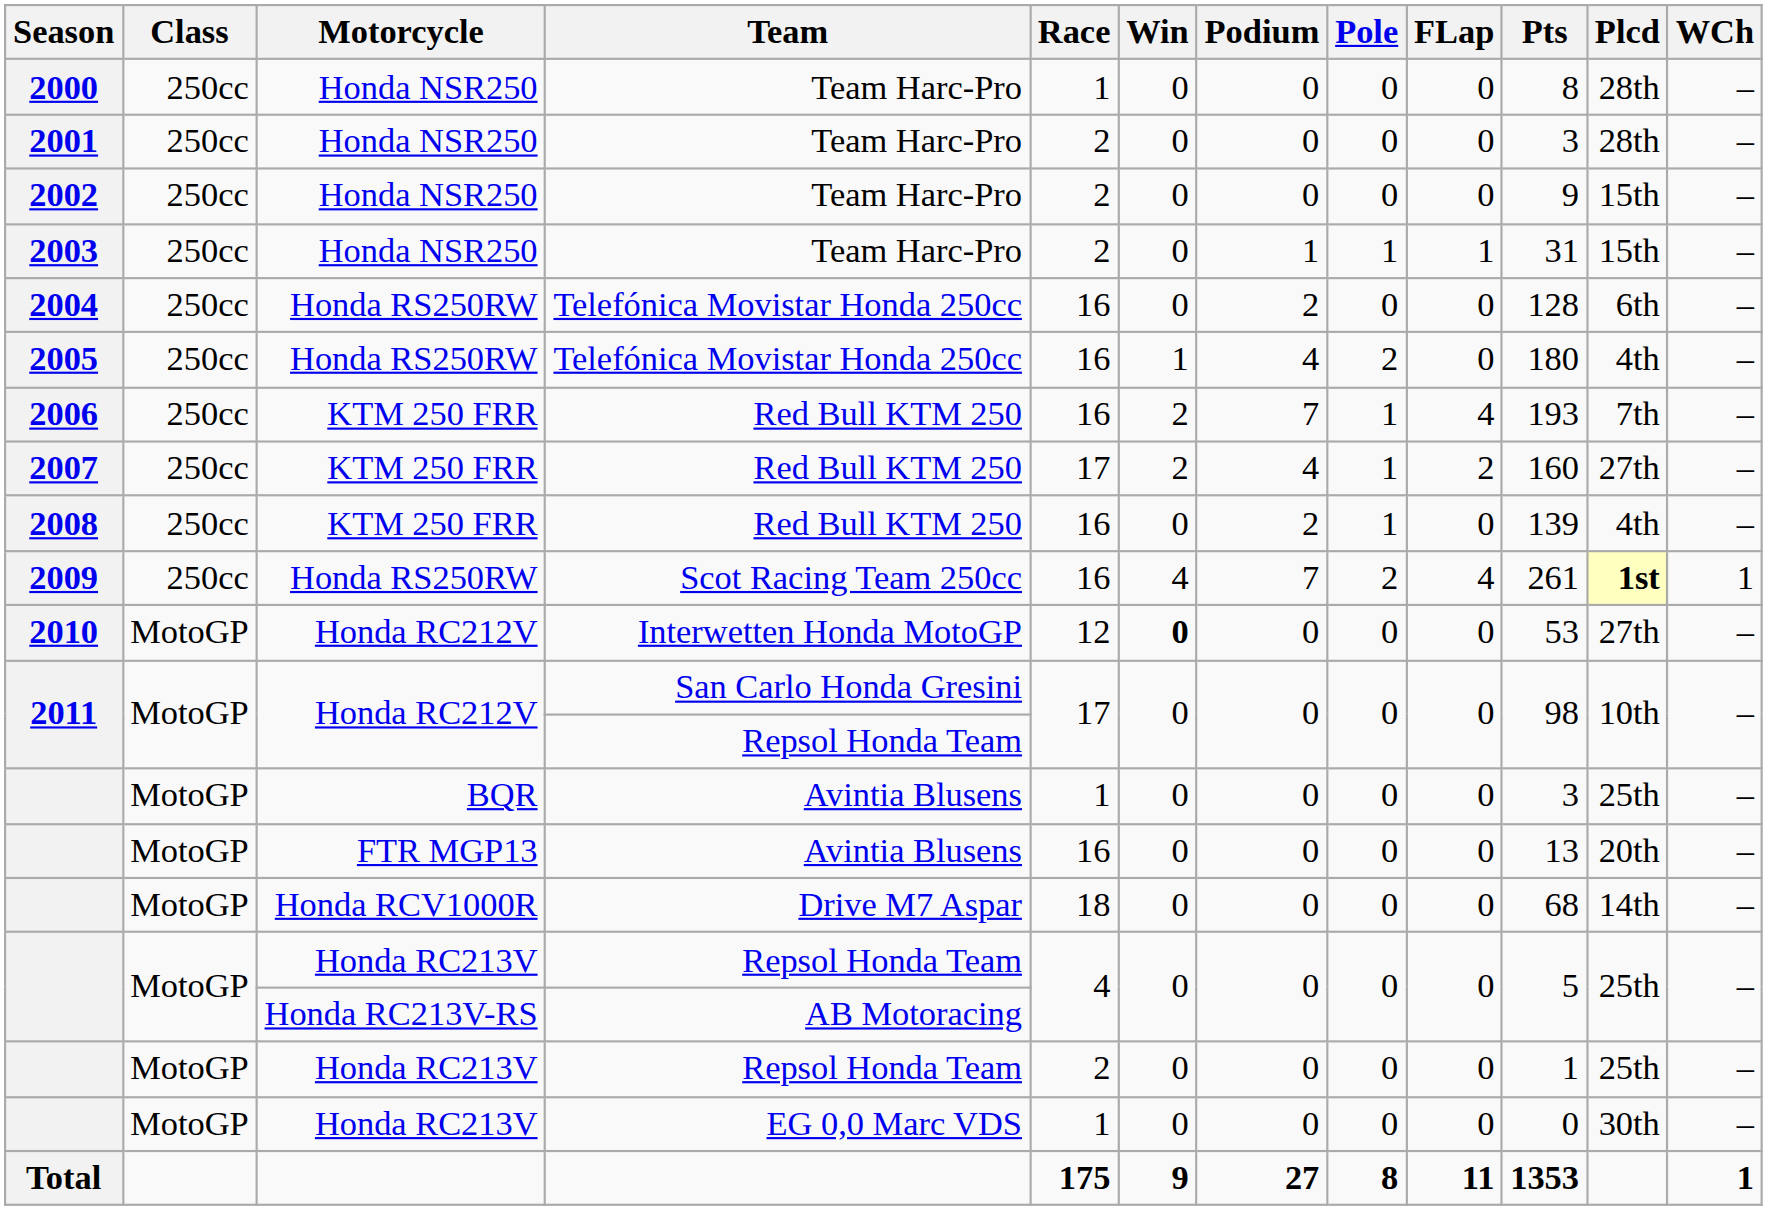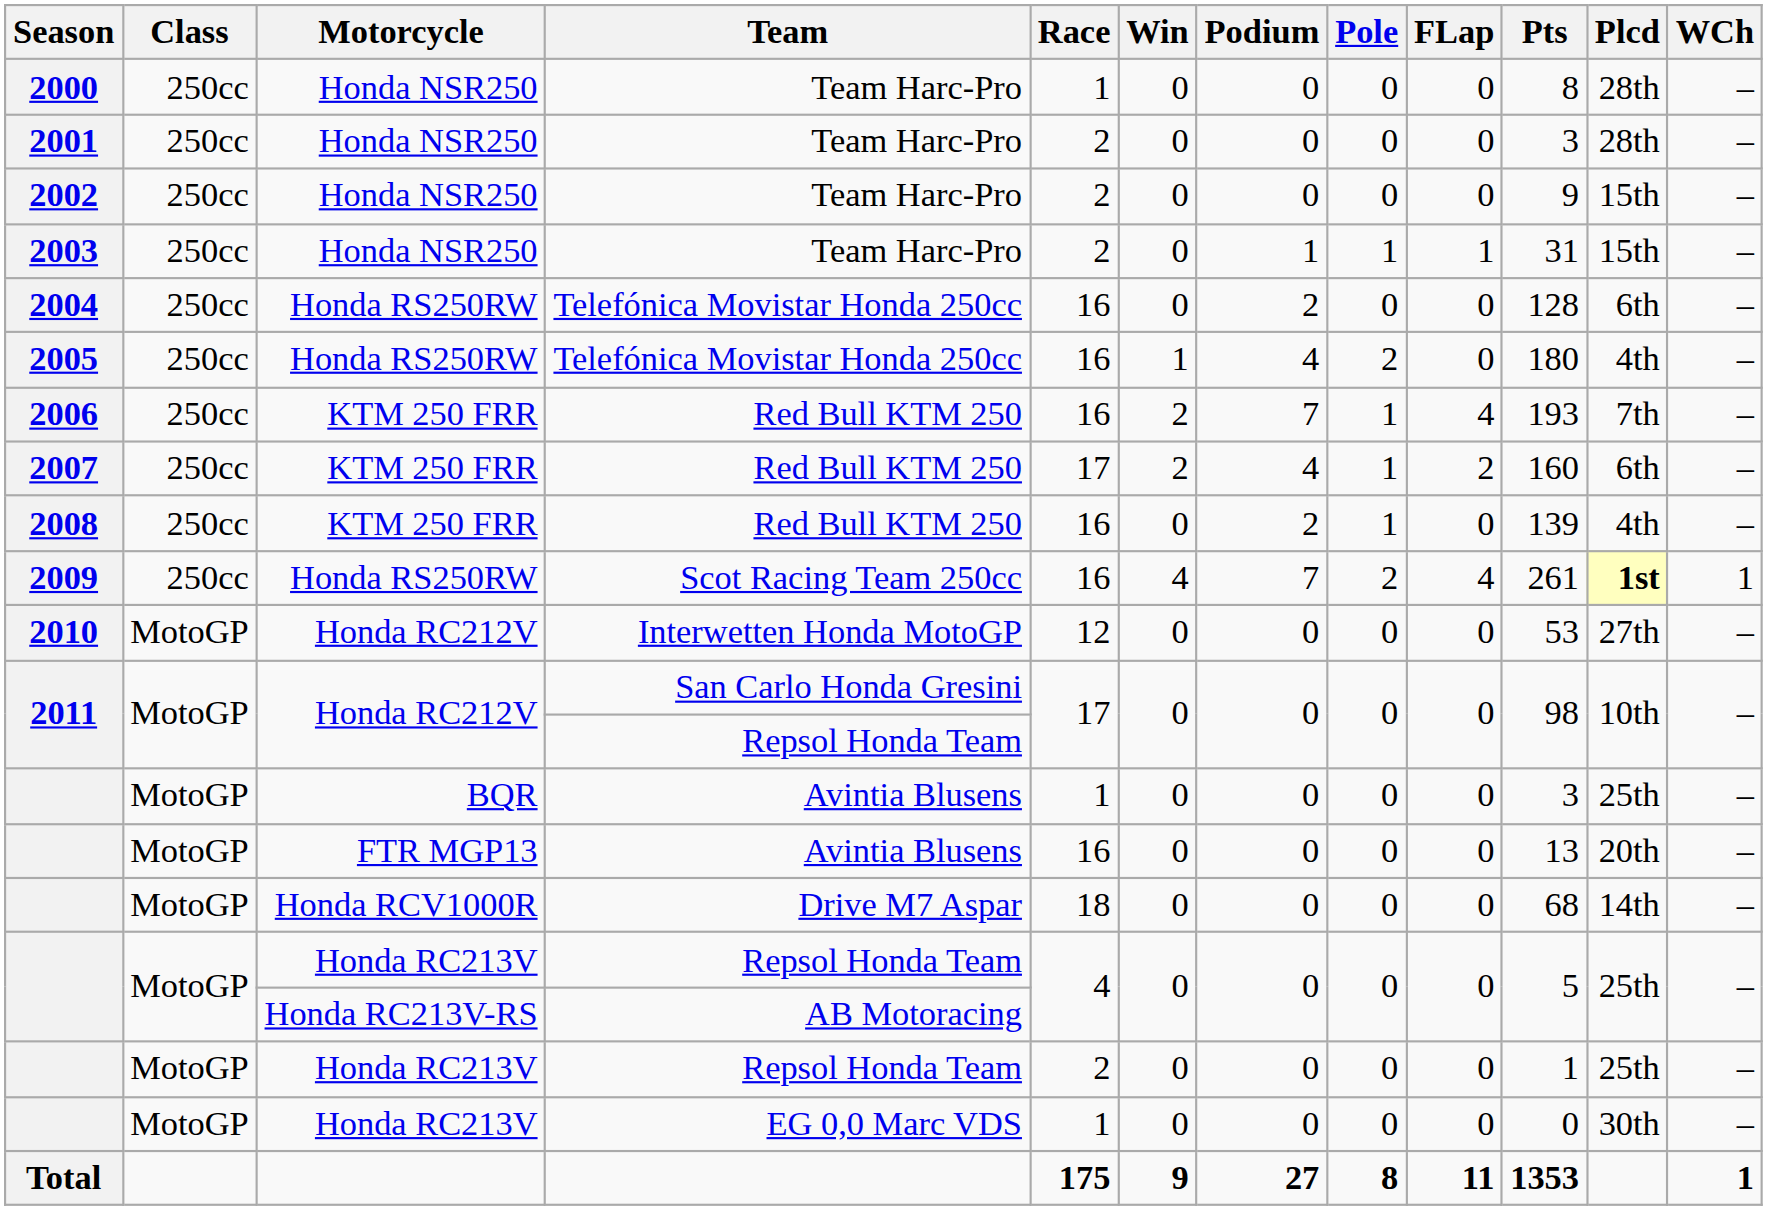(1629, 468) 27th -> (1638, 468) 6th
(1180, 631) bold -> (1180, 631) normal
